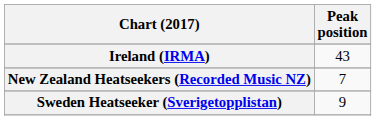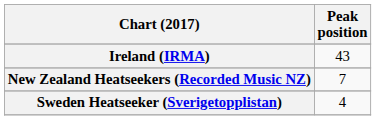(343, 102) 9 -> (343, 102) 4
